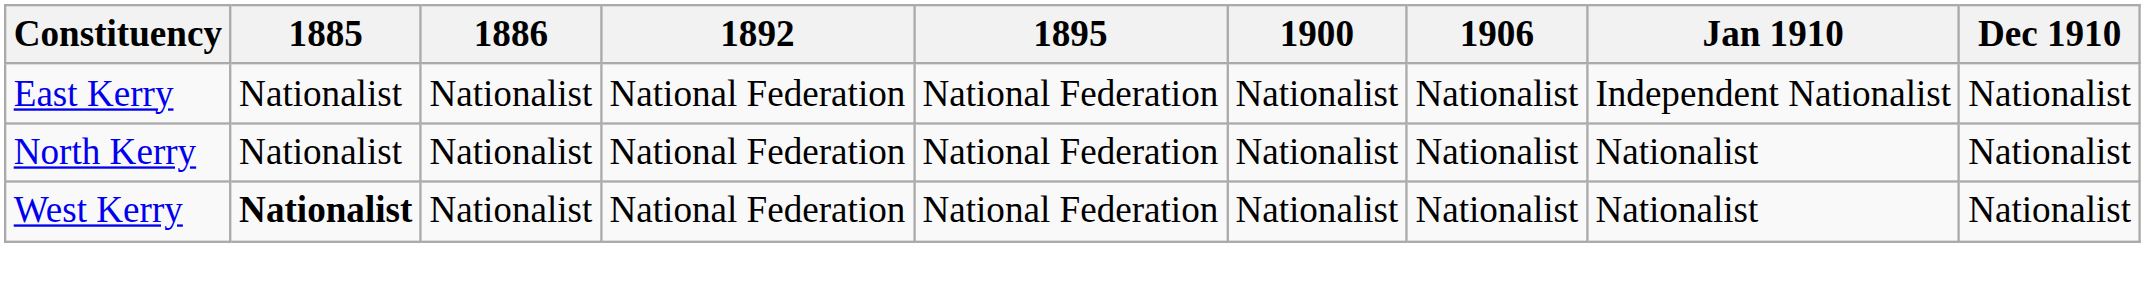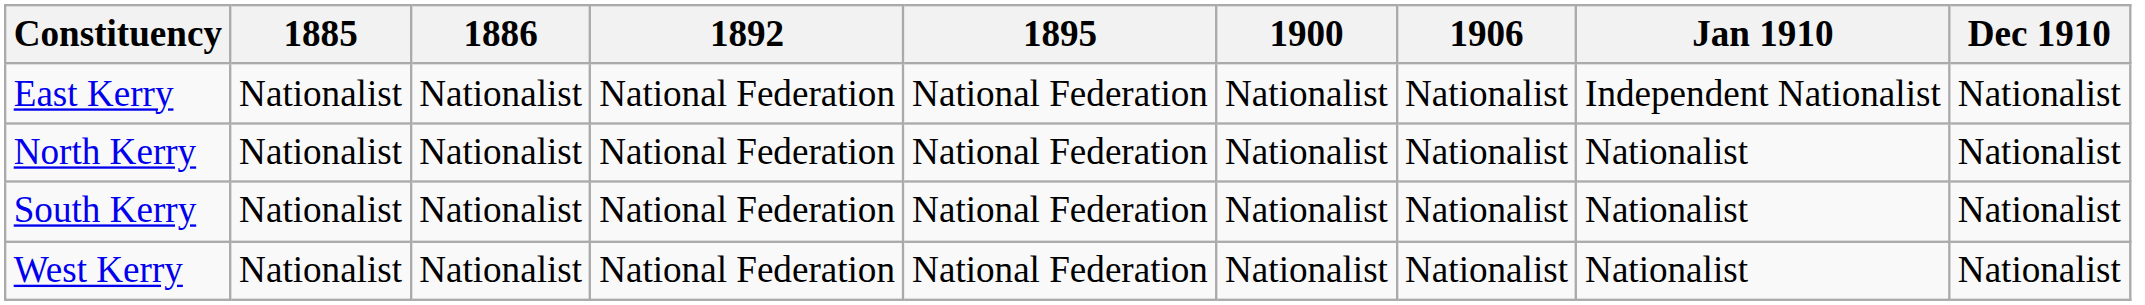+ row: (105, 210)
(326, 210) bold -> (321, 269) normal
